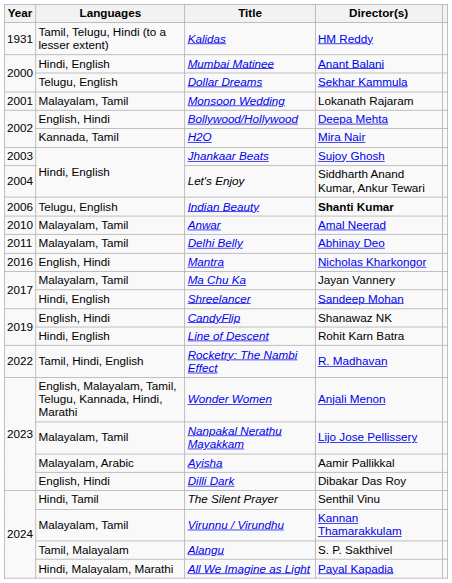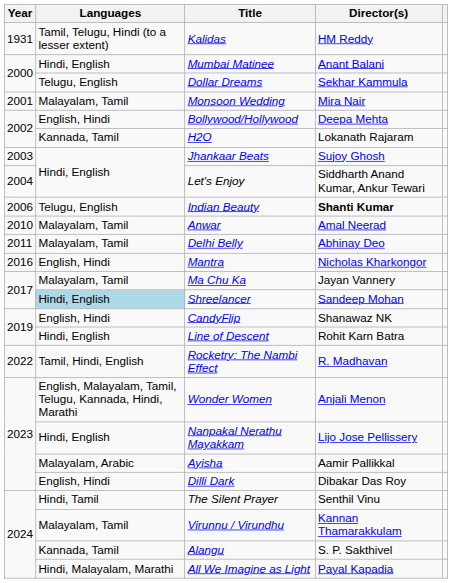(366, 100) Lokanath Rajaram -> (342, 100) Mira Nair
(342, 138) Mira Nair -> (366, 138) Lokanath Rajaram
(74, 299) no background -> (74, 299) lightblue background
(83, 437) Malayalam, Tamil -> (74, 437) Hindi, English
(84, 550) Tamil, Malayalam -> (79, 550) Kannada, Tamil
